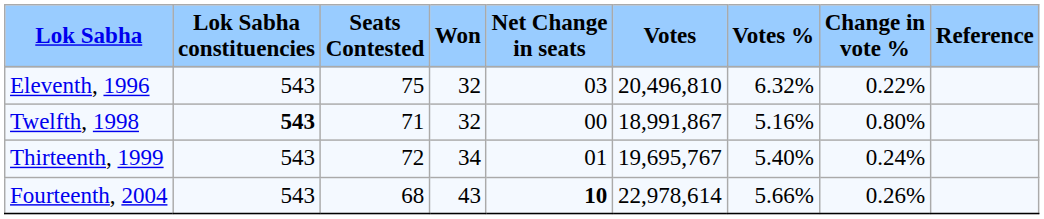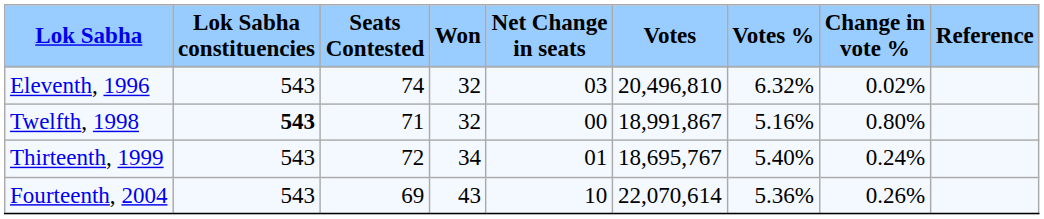(413, 85) 75 -> (413, 85) 74
(895, 85) 0.22% -> (895, 85) 0.02%
(670, 158) 19,695,767 -> (670, 158) 18,695,767
(413, 194) 68 -> (413, 194) 69
(596, 194) bold -> (596, 194) normal
(670, 194) 22,978,614 -> (670, 194) 22,070,614
(784, 194) 5.66% -> (784, 194) 5.36%
